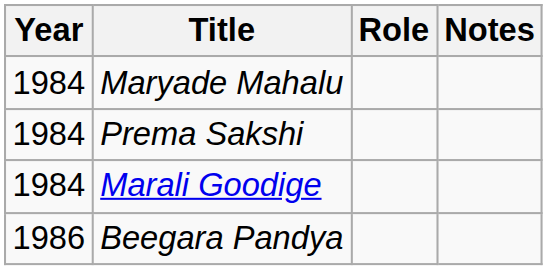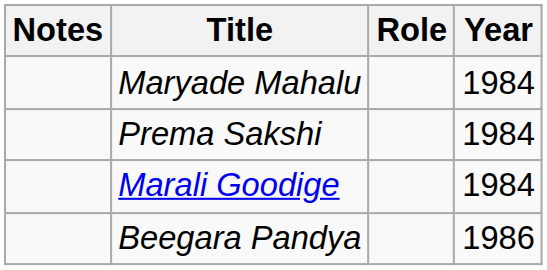columns swapped: (49, 30) <-> (490, 30)
